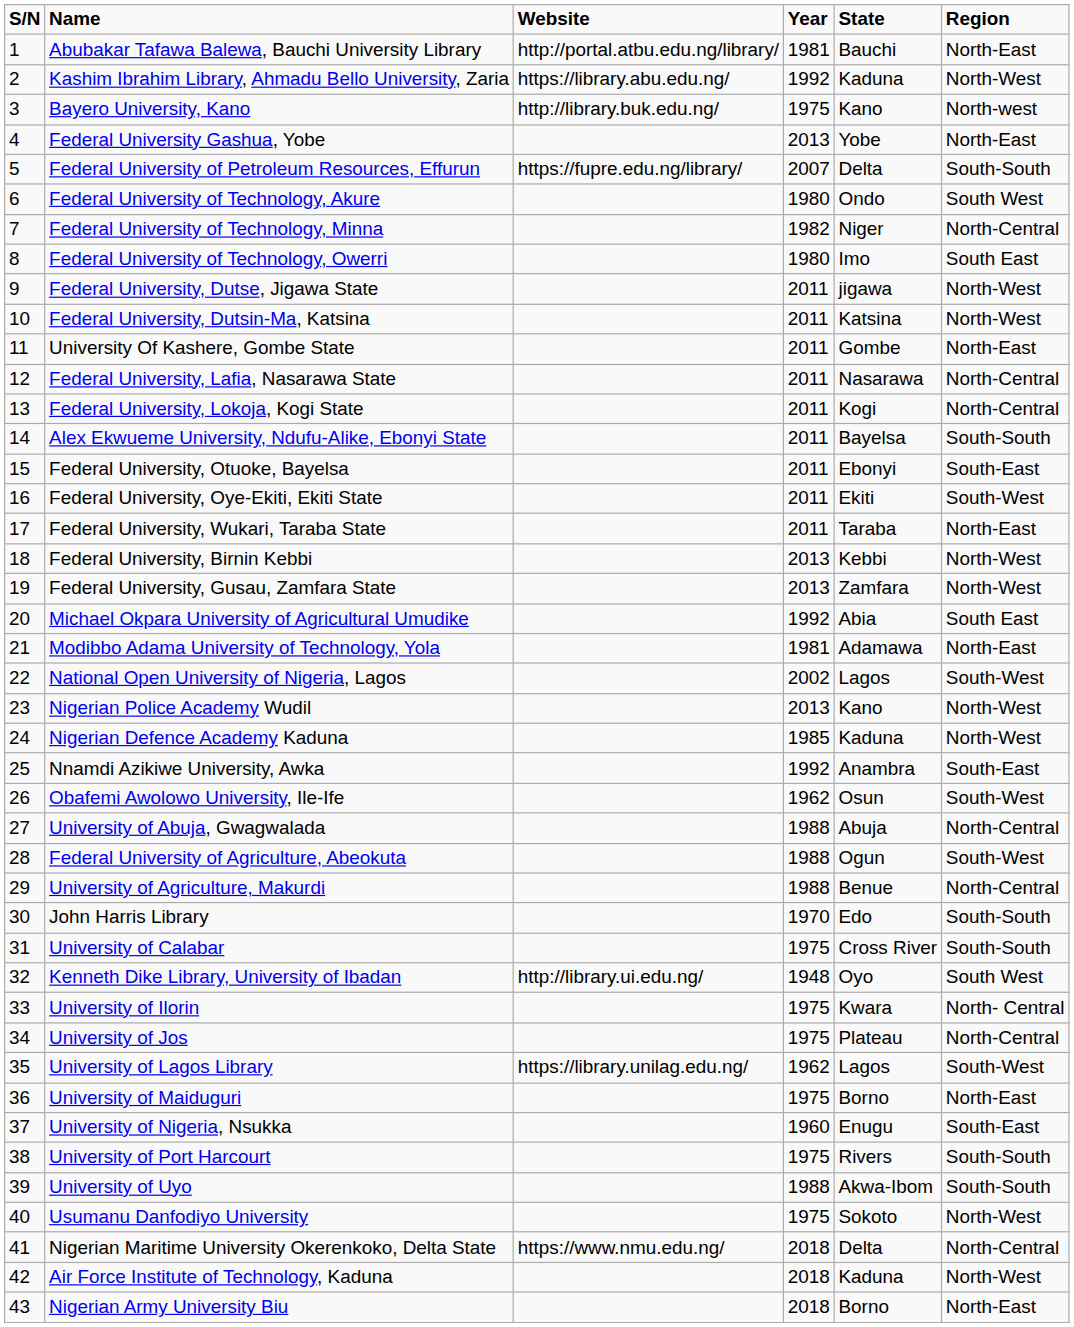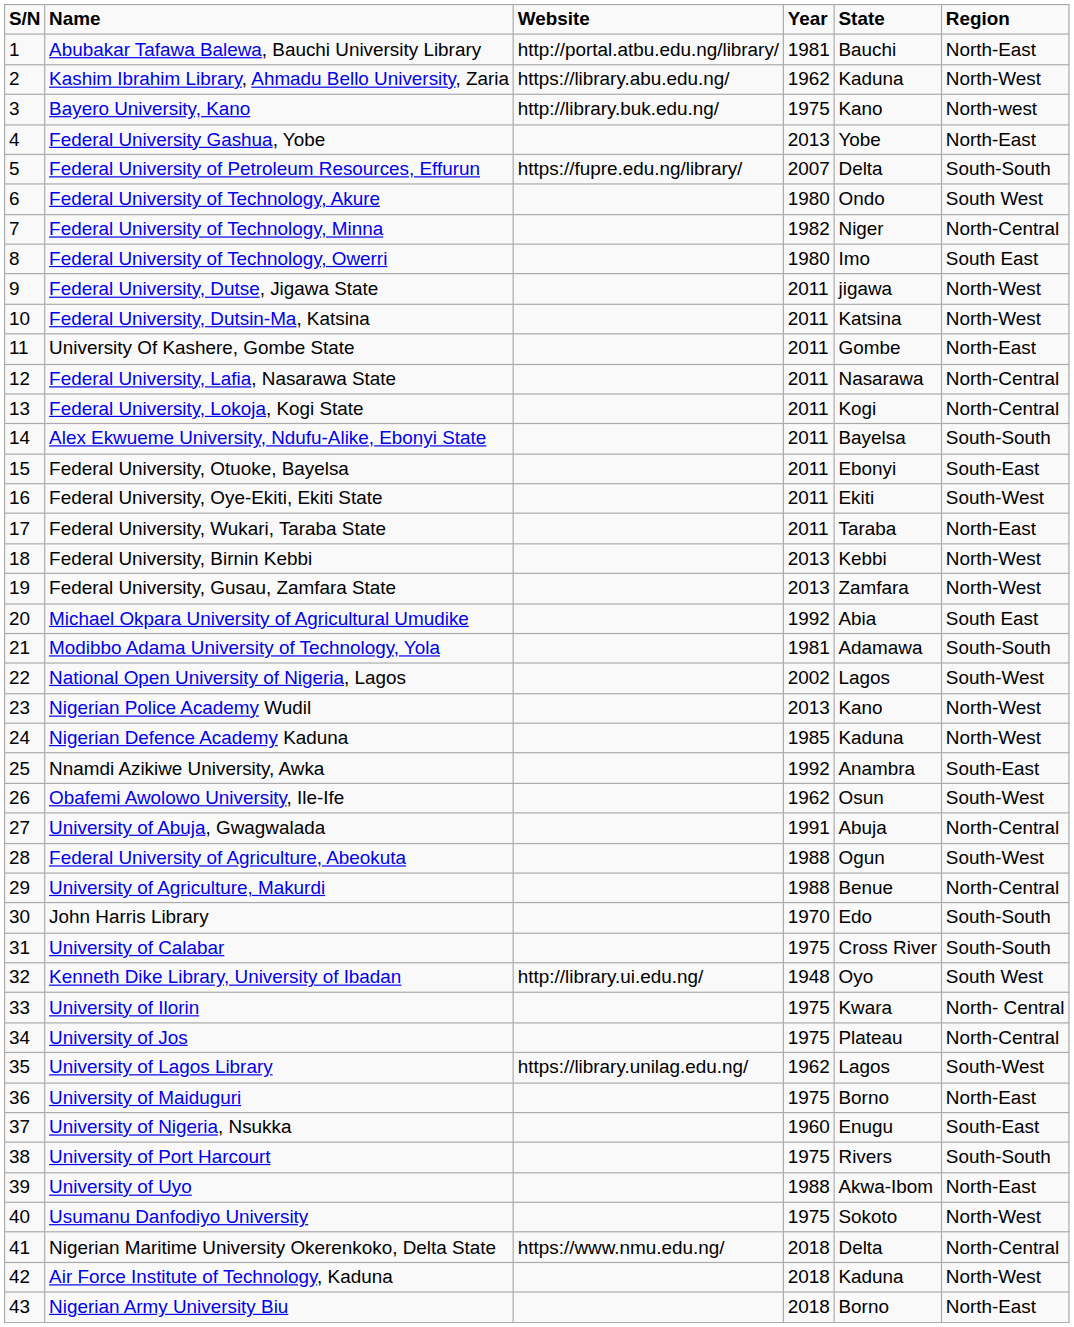(809, 79) 1992 -> (809, 79) 1962
(991, 648) North-East -> (998, 648) South-South
(809, 827) 1988 -> (809, 827) 1991
(998, 1187) South-South -> (991, 1187) North-East
